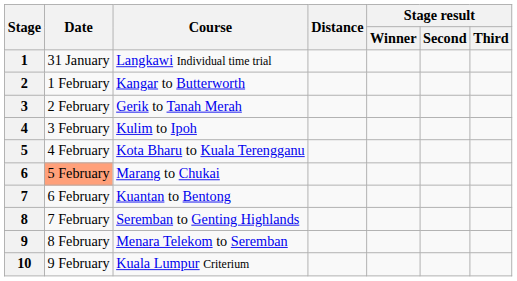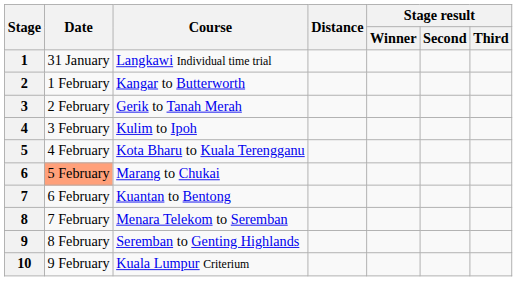(208, 219) Seremban to Genting Highlands -> (202, 219) Menara Telekom to Seremban
(202, 241) Menara Telekom to Seremban -> (208, 241) Seremban to Genting Highlands
